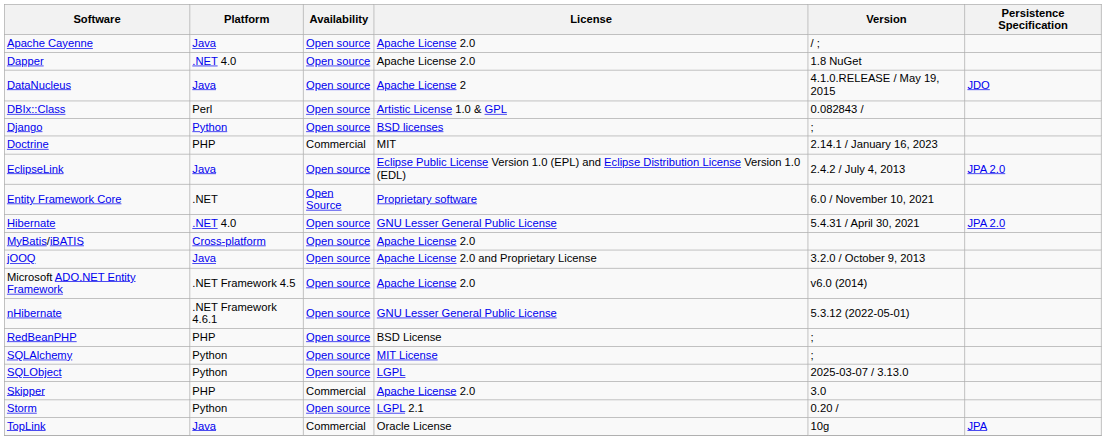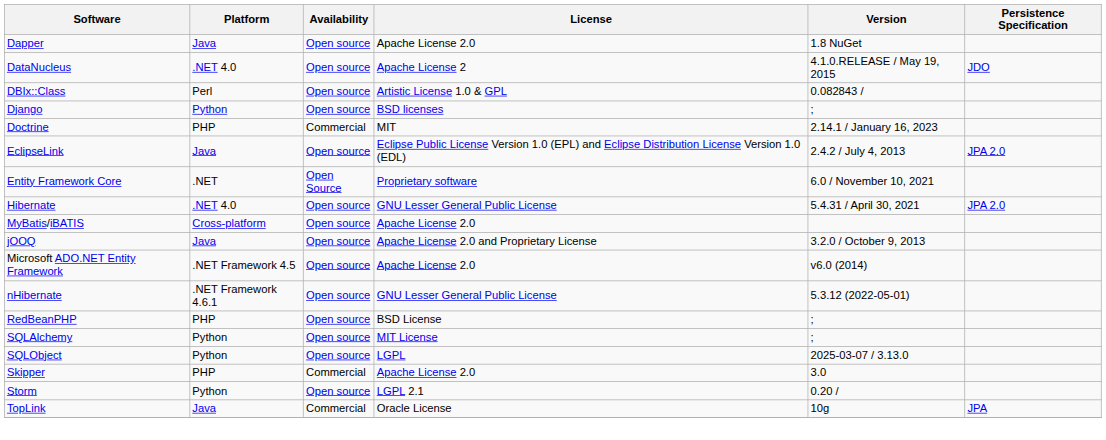- row: (50, 43)
(214, 61) .NET 4.0 -> (204, 43) Java
(204, 85) Java -> (214, 67) .NET 4.0
